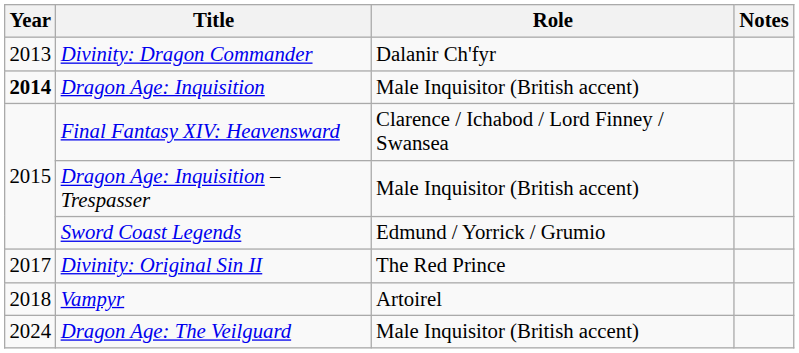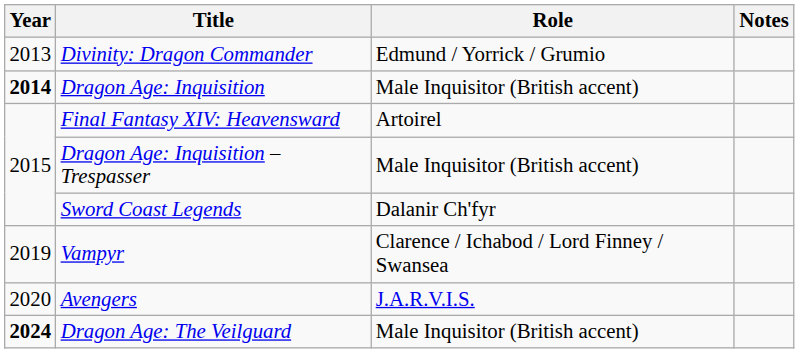(436, 53) Dalanir Ch'fyr -> (490, 53) Edmund / Yorrick / Grumio
(520, 131) Clarence / Ichabod / Lord Finney / Swansea -> (409, 119) Artoirel
(491, 232) Edmund / Yorrick / Grumio -> (436, 209) Dalanir Ch'fyr
- row: (161, 265)
(30, 298) 2018 -> (30, 254) 2019
(409, 298) Artoirel -> (520, 254) Clarence / Ichabod / Lord Finney / Swansea
+ row: (99, 298)
(30, 331) normal -> (30, 331) bold
